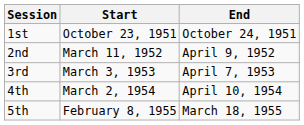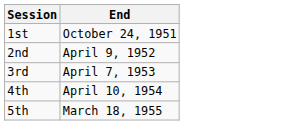- column: (120, 14)
